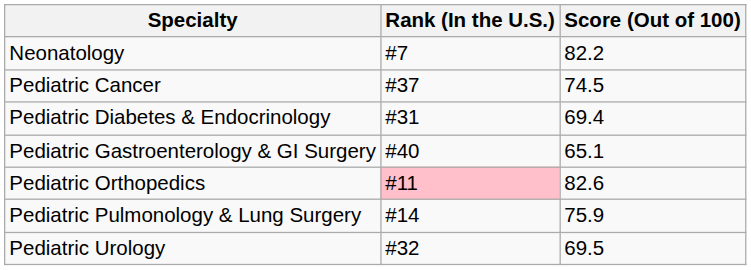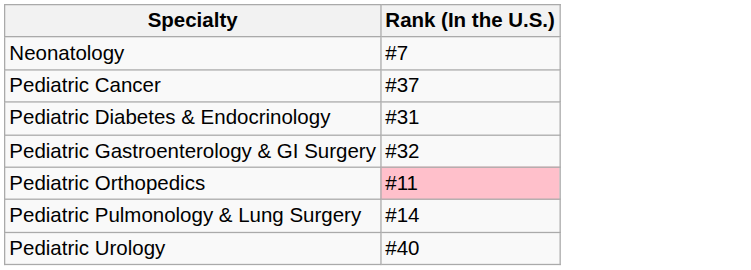- column: (653, 20)
(402, 150) #40 -> (402, 150) #32
(402, 248) #32 -> (402, 248) #40
